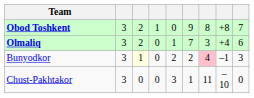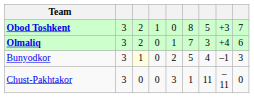(191, 27) 9 -> (191, 27) 8
(207, 27) 8 -> (207, 27) 5
(224, 27) +8 -> (224, 27) +3
(191, 58) 2 -> (191, 58) 5
(207, 58) pink background -> (207, 58) no background
(224, 79) –10 -> (224, 79) –11
